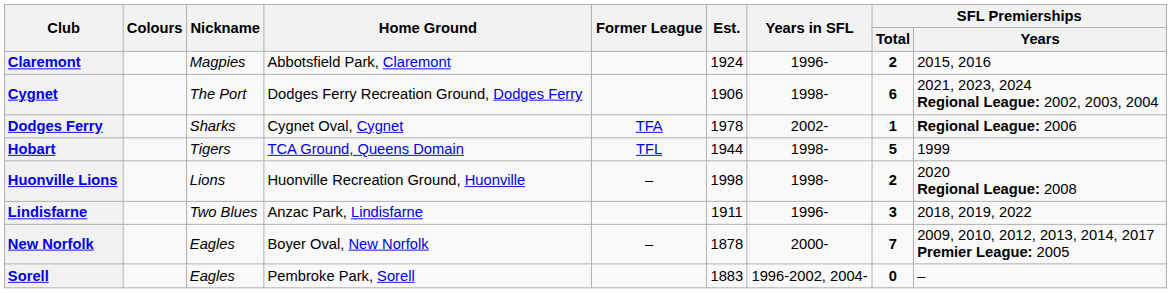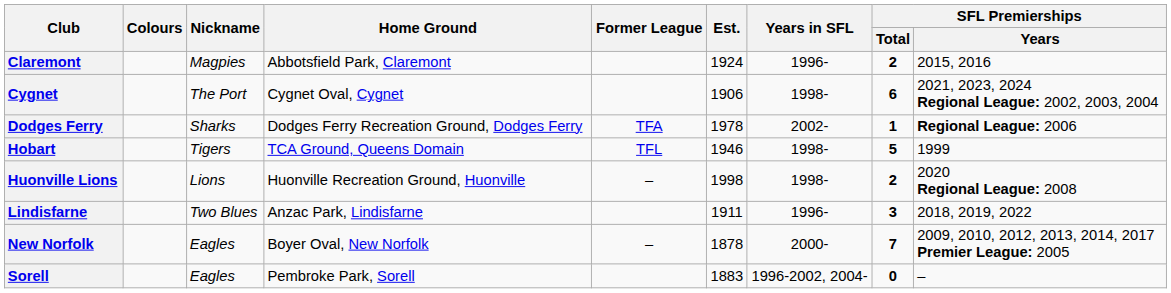(425, 94) Dodges Ferry Recreation Ground, Dodges Ferry -> (335, 94) Cygnet Oval, Cygnet
(335, 126) Cygnet Oval, Cygnet -> (425, 126) Dodges Ferry Recreation Ground, Dodges Ferry
(727, 149) 1944 -> (727, 149) 1946
